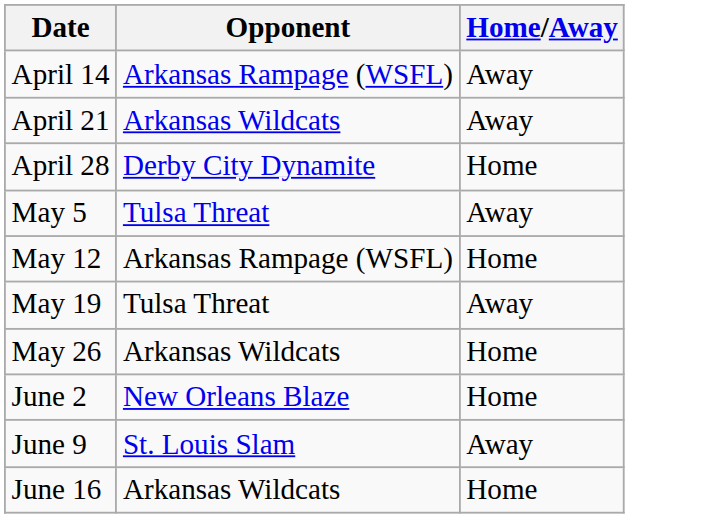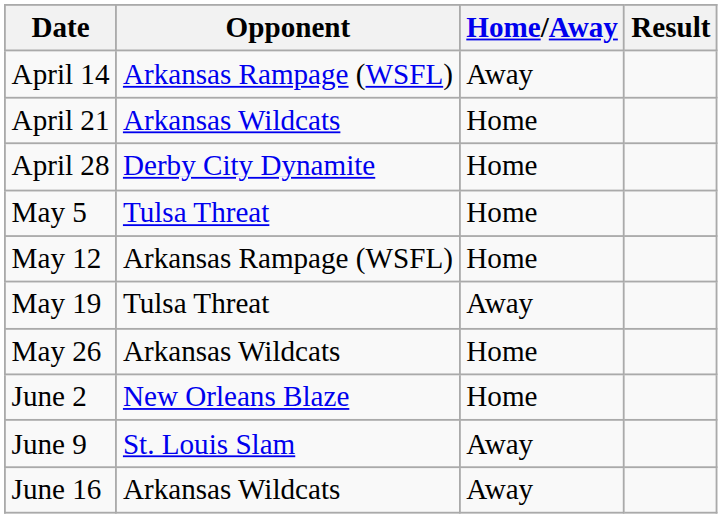+ column: (671, 27)
(500, 119) Away -> (502, 119) Home
(500, 212) Away -> (502, 212) Home
(502, 489) Home -> (500, 489) Away
